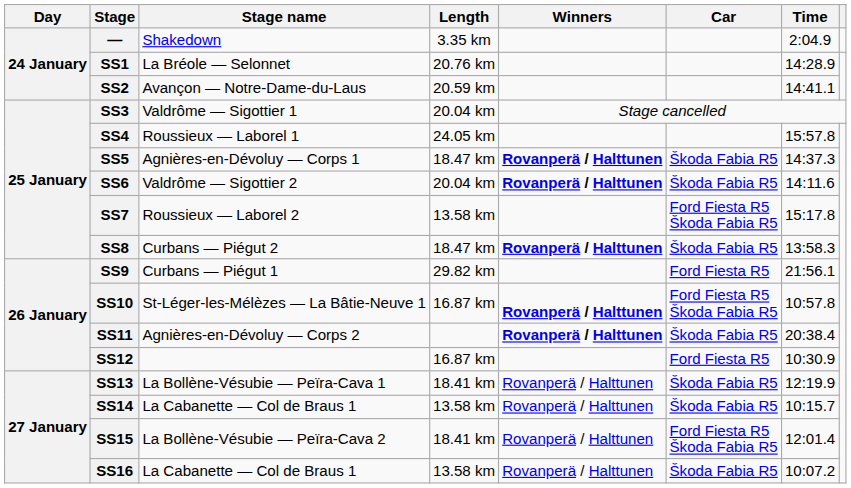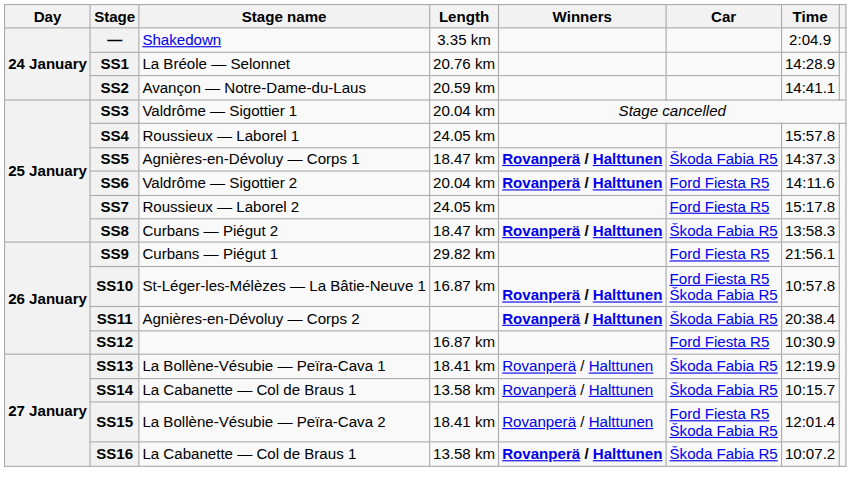(724, 183) Škoda Fabia R5 -> (719, 183) Ford Fiesta R5
(464, 215) 13.58 km -> (464, 206) 24.05 km
(724, 215) Ford Fiesta R5 Škoda Fabia R5 -> (719, 206) Ford Fiesta R5
(578, 471) normal -> (582, 454) bold
